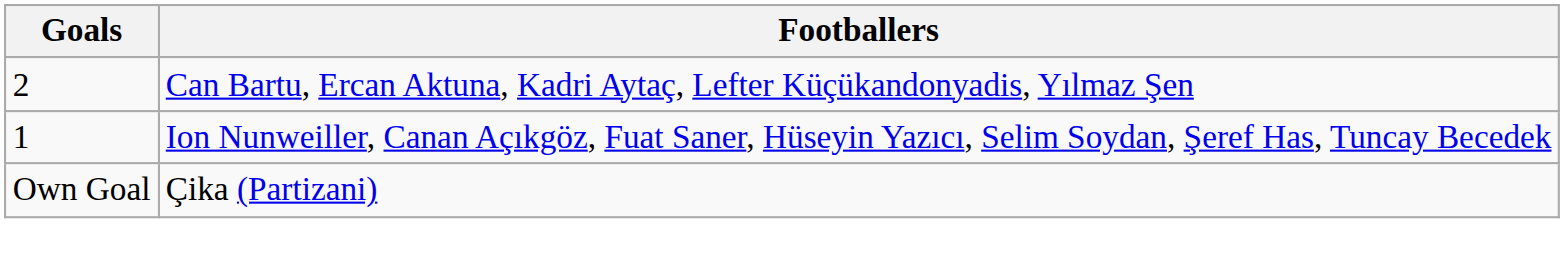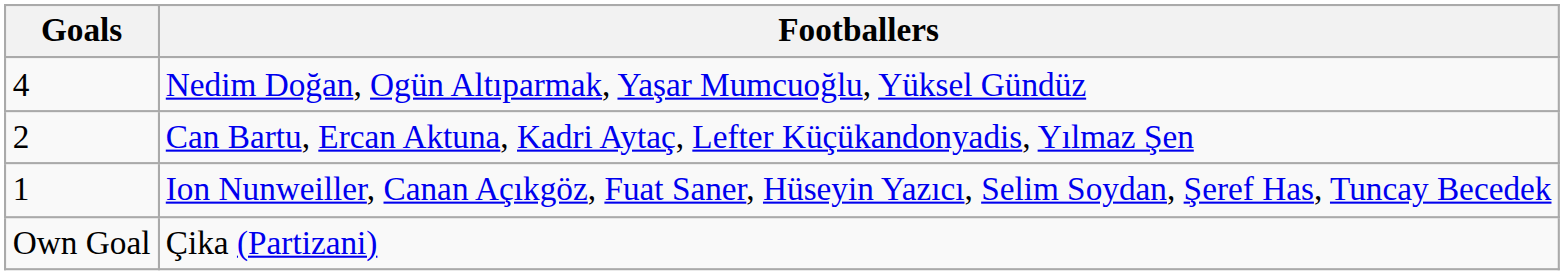+ row: (626, 83)
